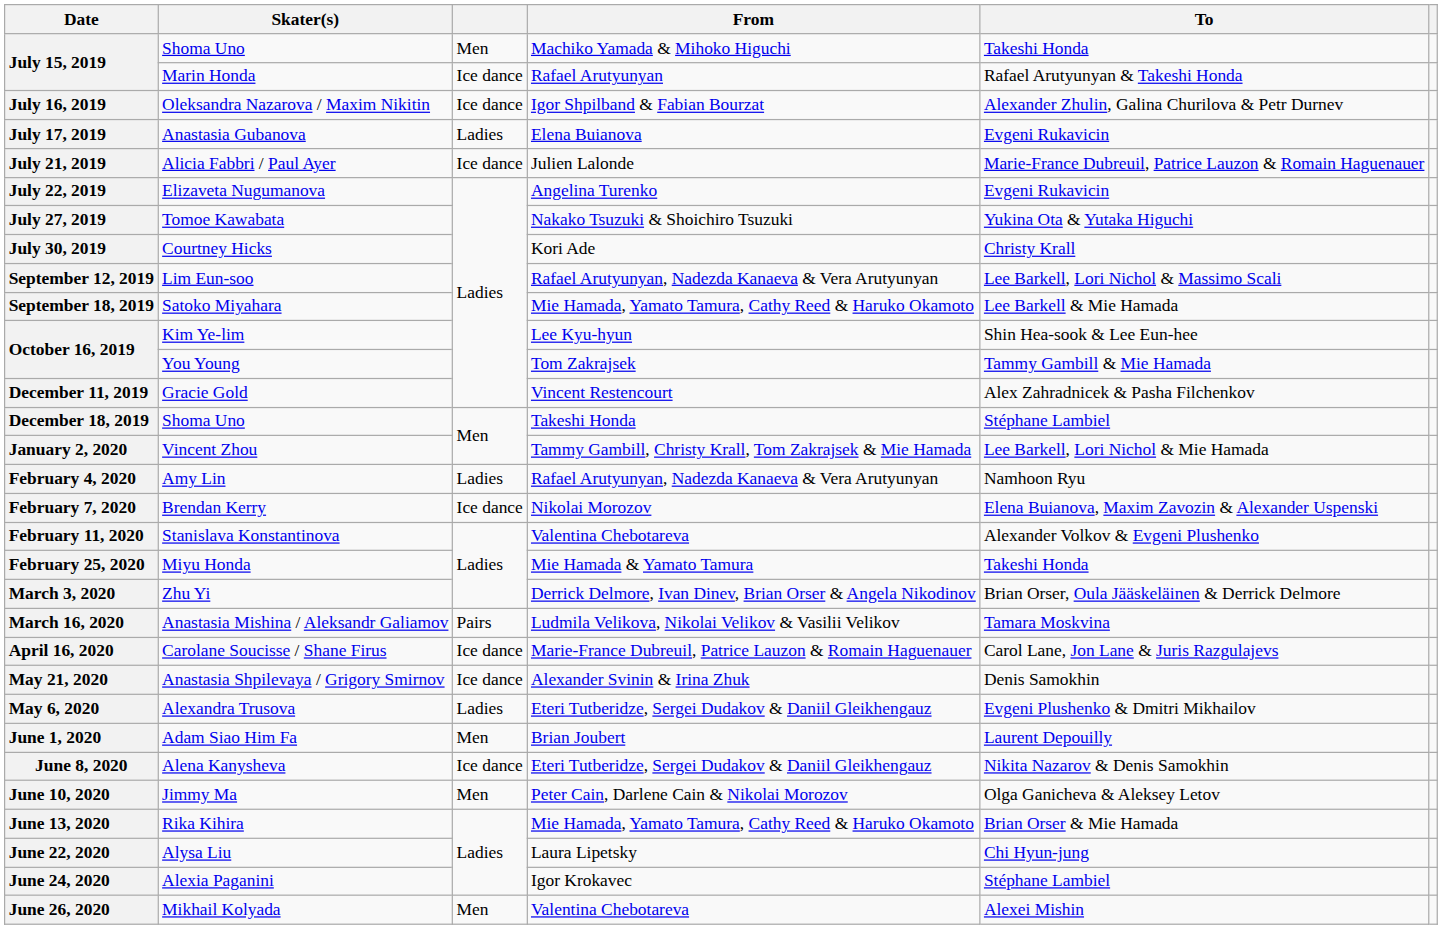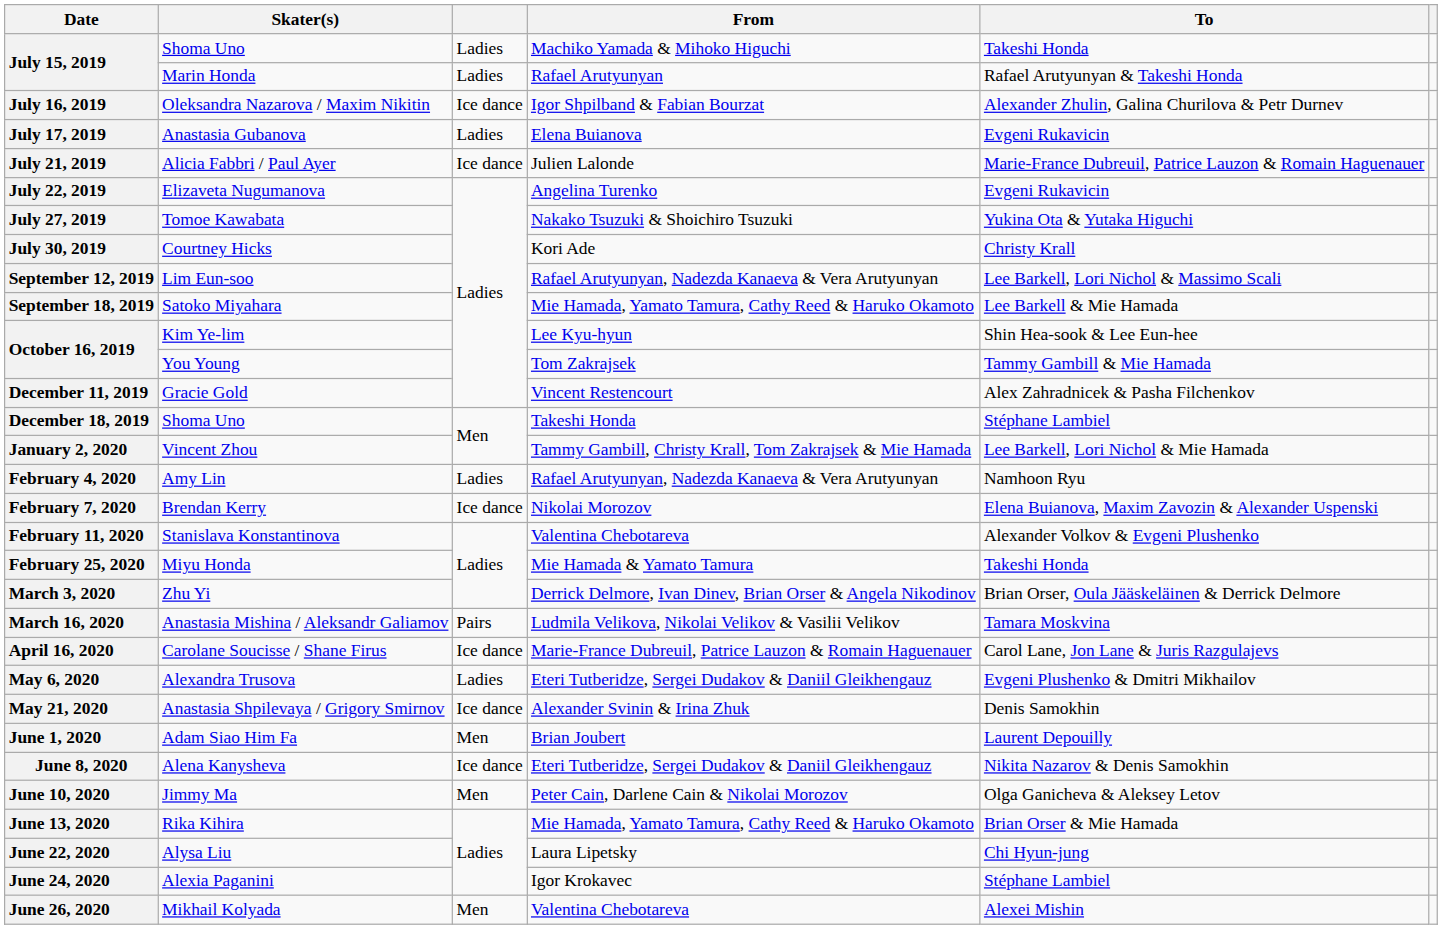(473, 47) Men -> (480, 47) Ladies
(490, 76) Ice dance -> (480, 76) Ladies
rows swapped: (54, 708) <-> (58, 680)
